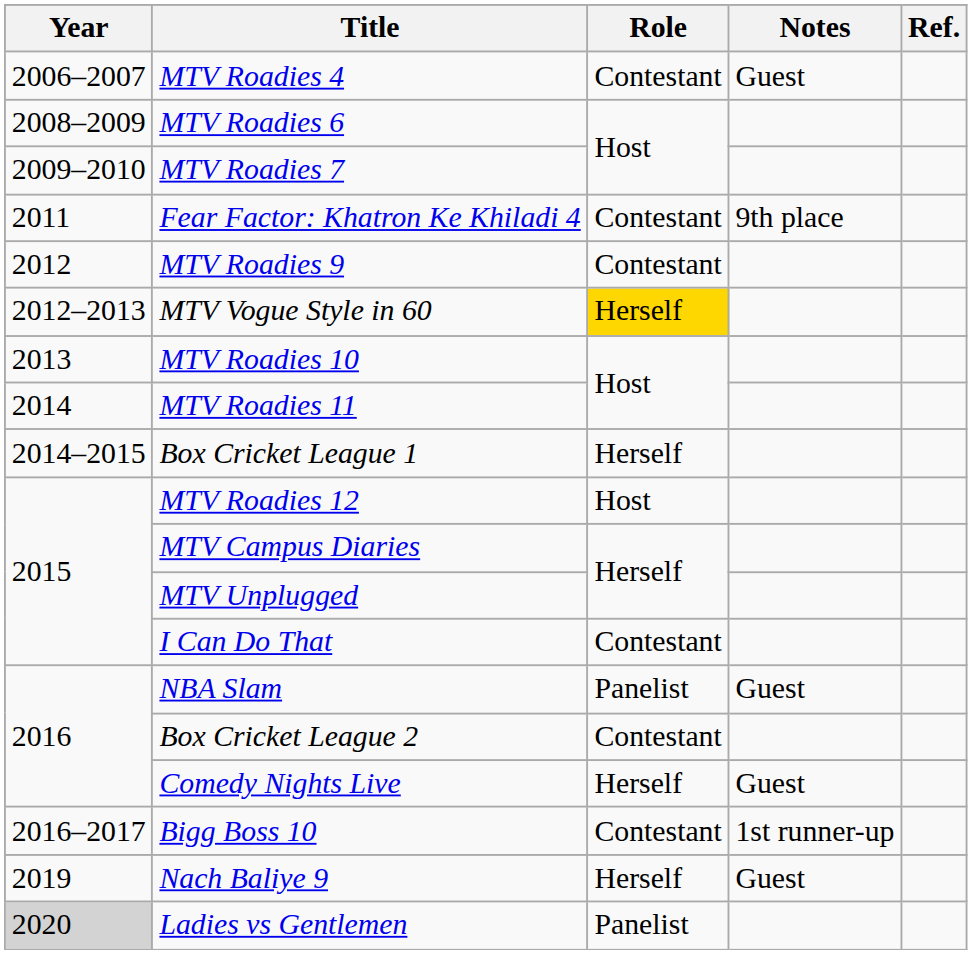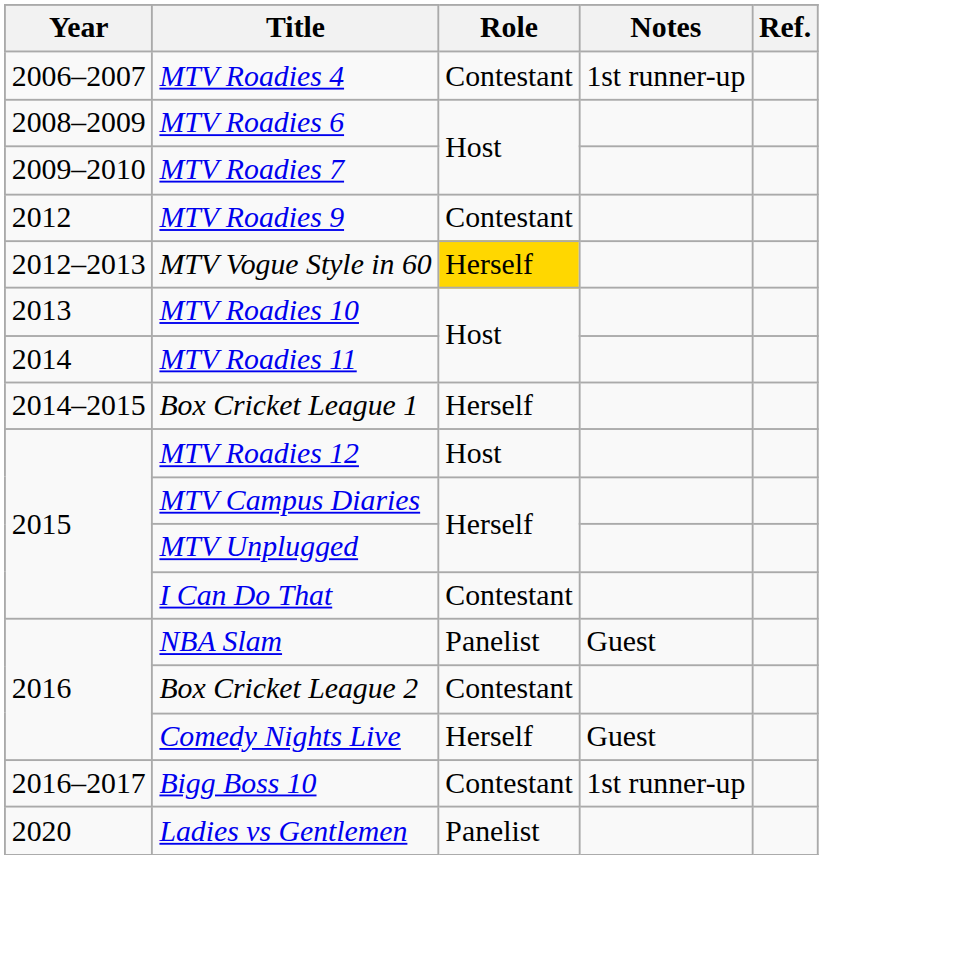(770, 75) Guest -> (666, 75) 1st runner-up
- row: (370, 216)
- row: (244, 877)
(42, 924) lightgrey background -> (42, 830) no background
